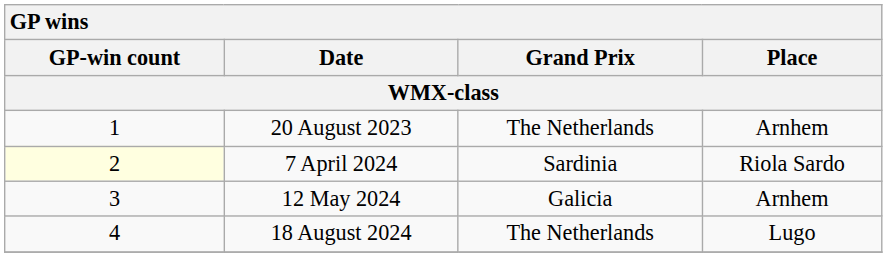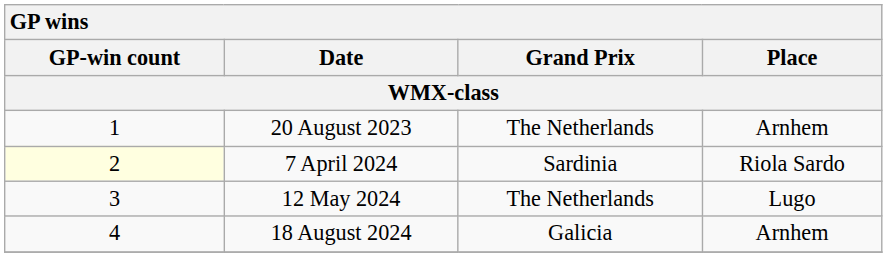(580, 198) Galicia -> (580, 198) The Netherlands
(792, 198) Arnhem -> (792, 198) Lugo
(580, 233) The Netherlands -> (580, 233) Galicia
(792, 233) Lugo -> (792, 233) Arnhem
